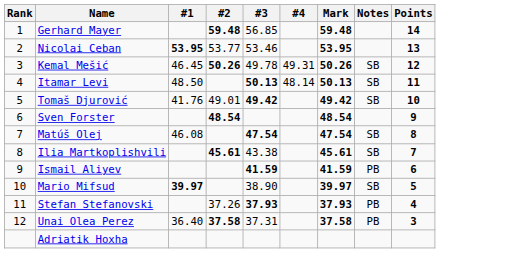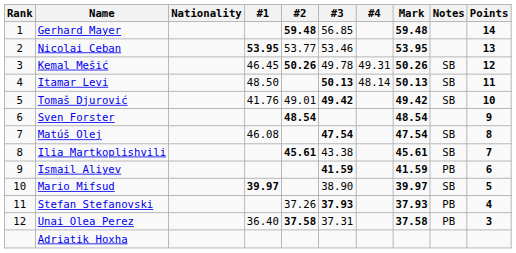+ column: (206, 13)
